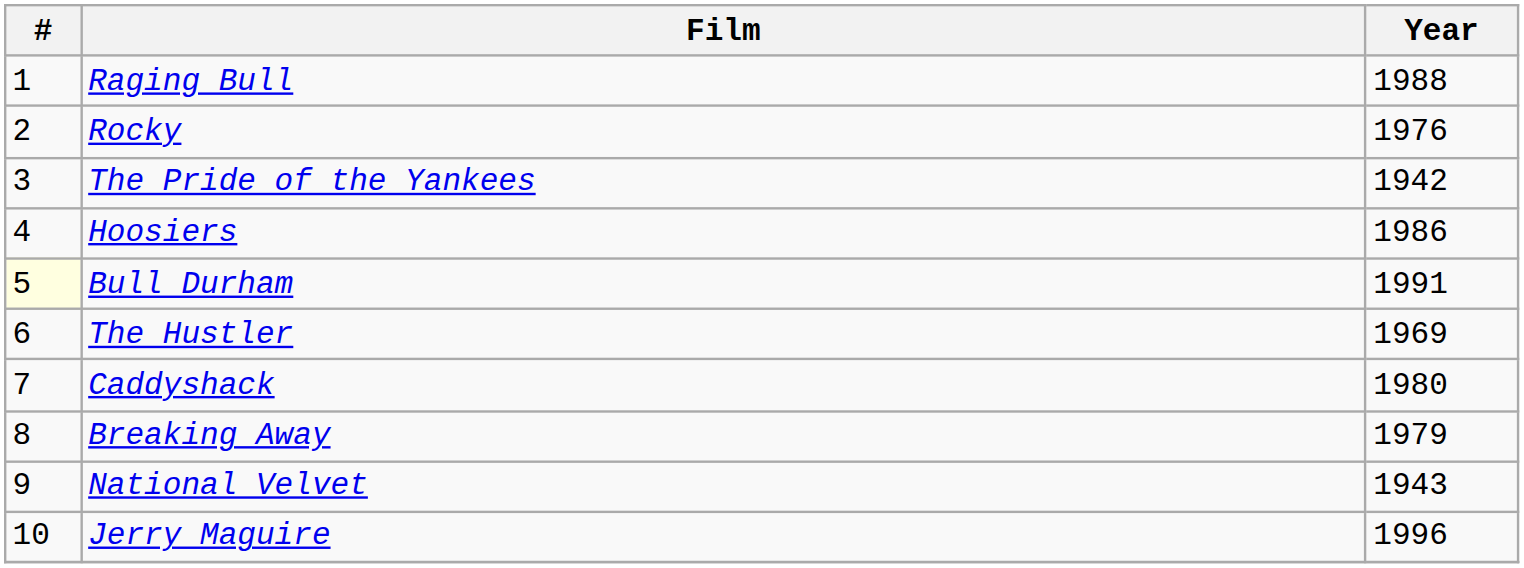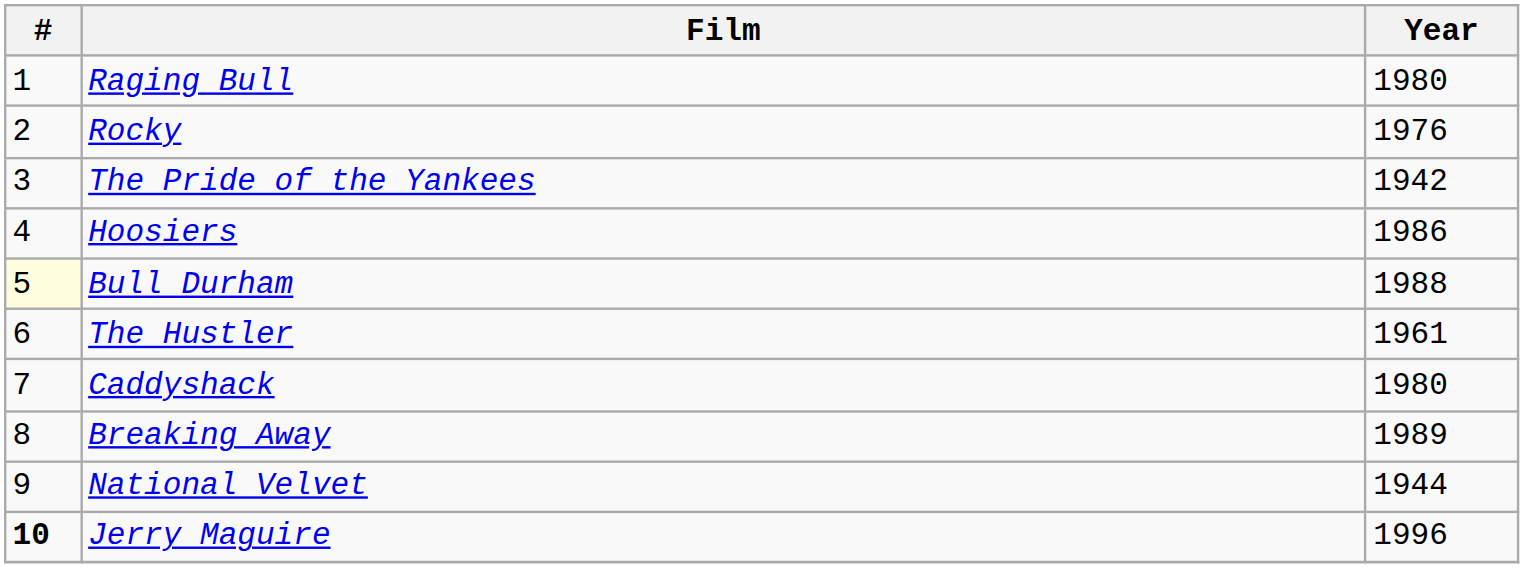(1411, 81) 1988 -> (1411, 81) 1980
(1411, 284) 1991 -> (1411, 284) 1988
(1411, 334) 1969 -> (1411, 334) 1961
(1411, 436) 1979 -> (1411, 436) 1989
(1411, 486) 1943 -> (1411, 486) 1944
(31, 537) normal -> (31, 537) bold
